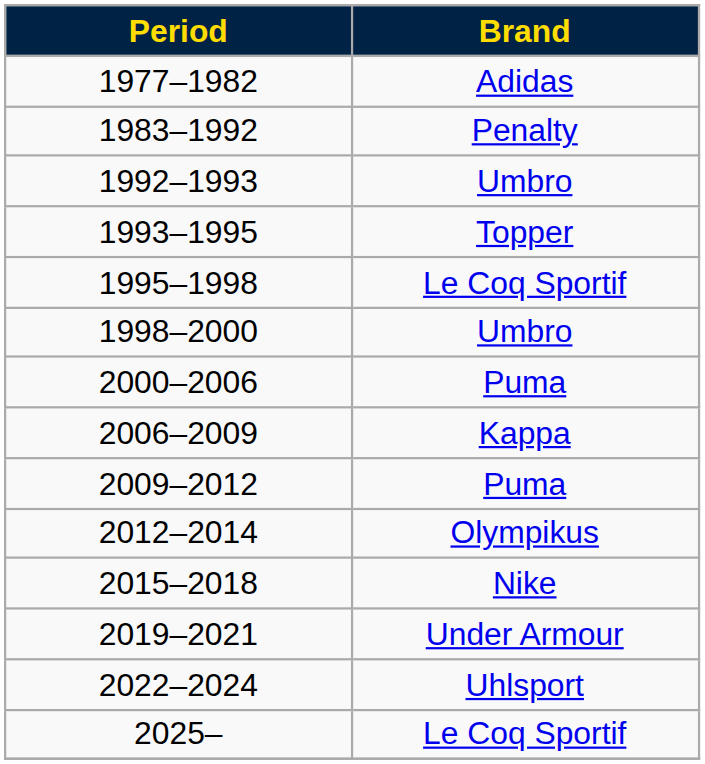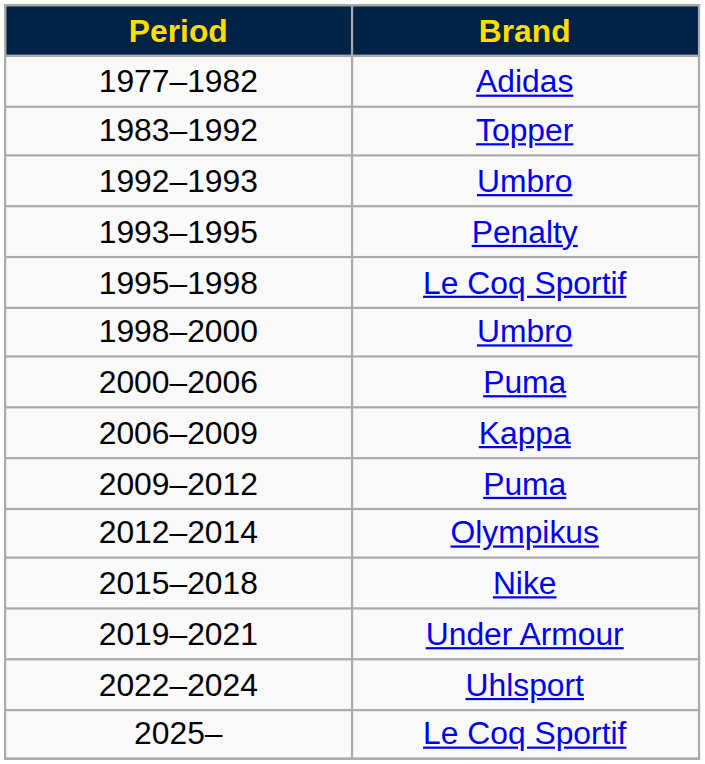(525, 131) Penalty -> (525, 131) Topper
(525, 232) Topper -> (525, 232) Penalty
